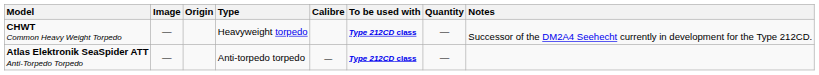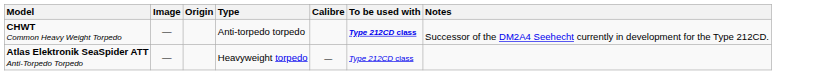- column: (444, 11)
(263, 32) Heavyweight torpedo -> (261, 32) Anti-torpedo torpedo
(261, 57) Anti-torpedo torpedo -> (263, 57) Heavyweight torpedo
(383, 57) bold -> (381, 57) normal
